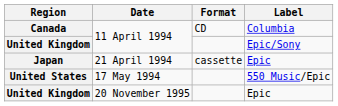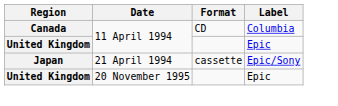(274, 45) Epic/Sony -> (259, 45) Epic
(259, 61) Epic -> (274, 61) Epic/Sony
- row: (48, 77)
